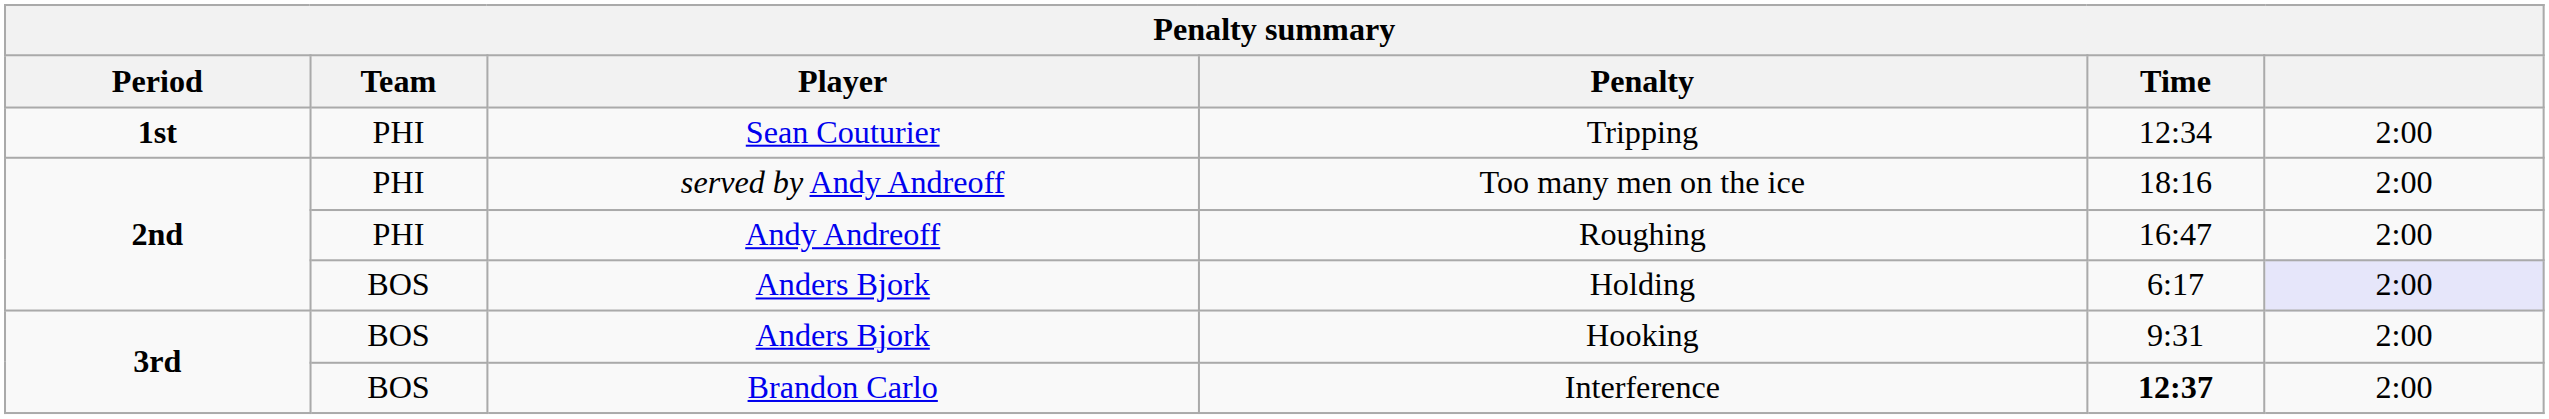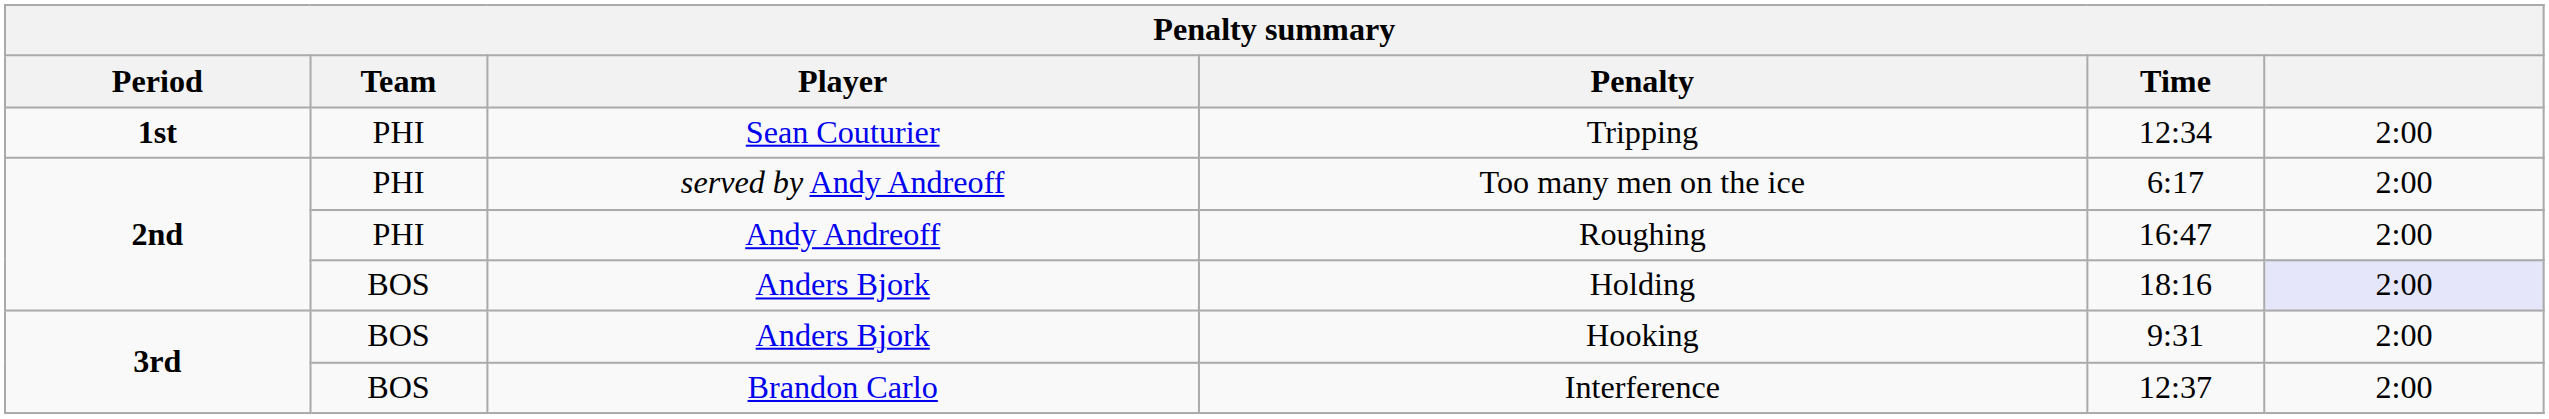(2175, 183) 18:16 -> (2175, 183) 6:17
(2175, 285) 6:17 -> (2175, 285) 18:16
(2175, 387) bold -> (2175, 387) normal
